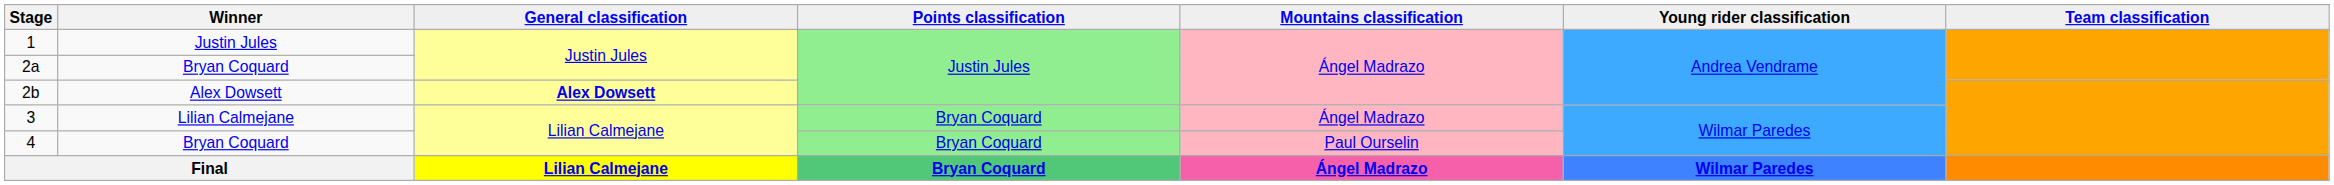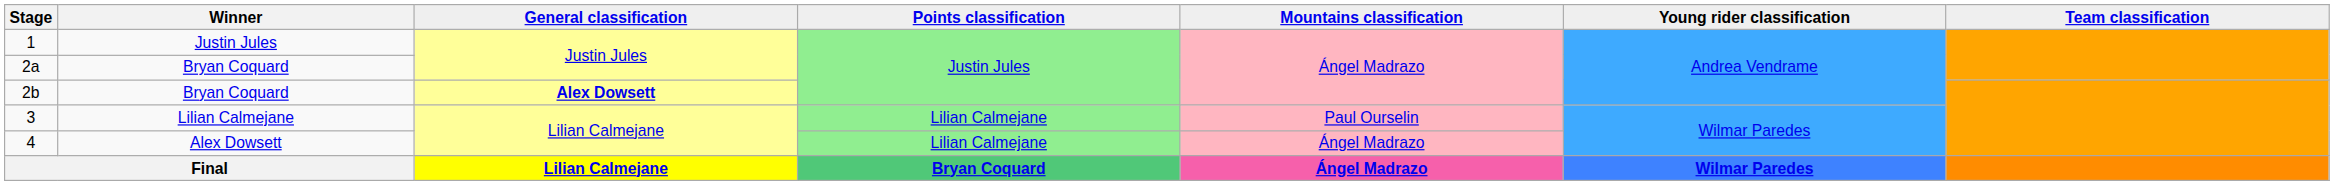(236, 93) Alex Dowsett -> (236, 93) Bryan Coquard
(989, 118) Bryan Coquard -> (989, 118) Lilian Calmejane
(1372, 118) Ángel Madrazo -> (1372, 118) Paul Ourselin
(236, 143) Bryan Coquard -> (236, 143) Alex Dowsett
(989, 143) Bryan Coquard -> (989, 143) Lilian Calmejane
(1372, 143) Paul Ourselin -> (1372, 143) Ángel Madrazo
